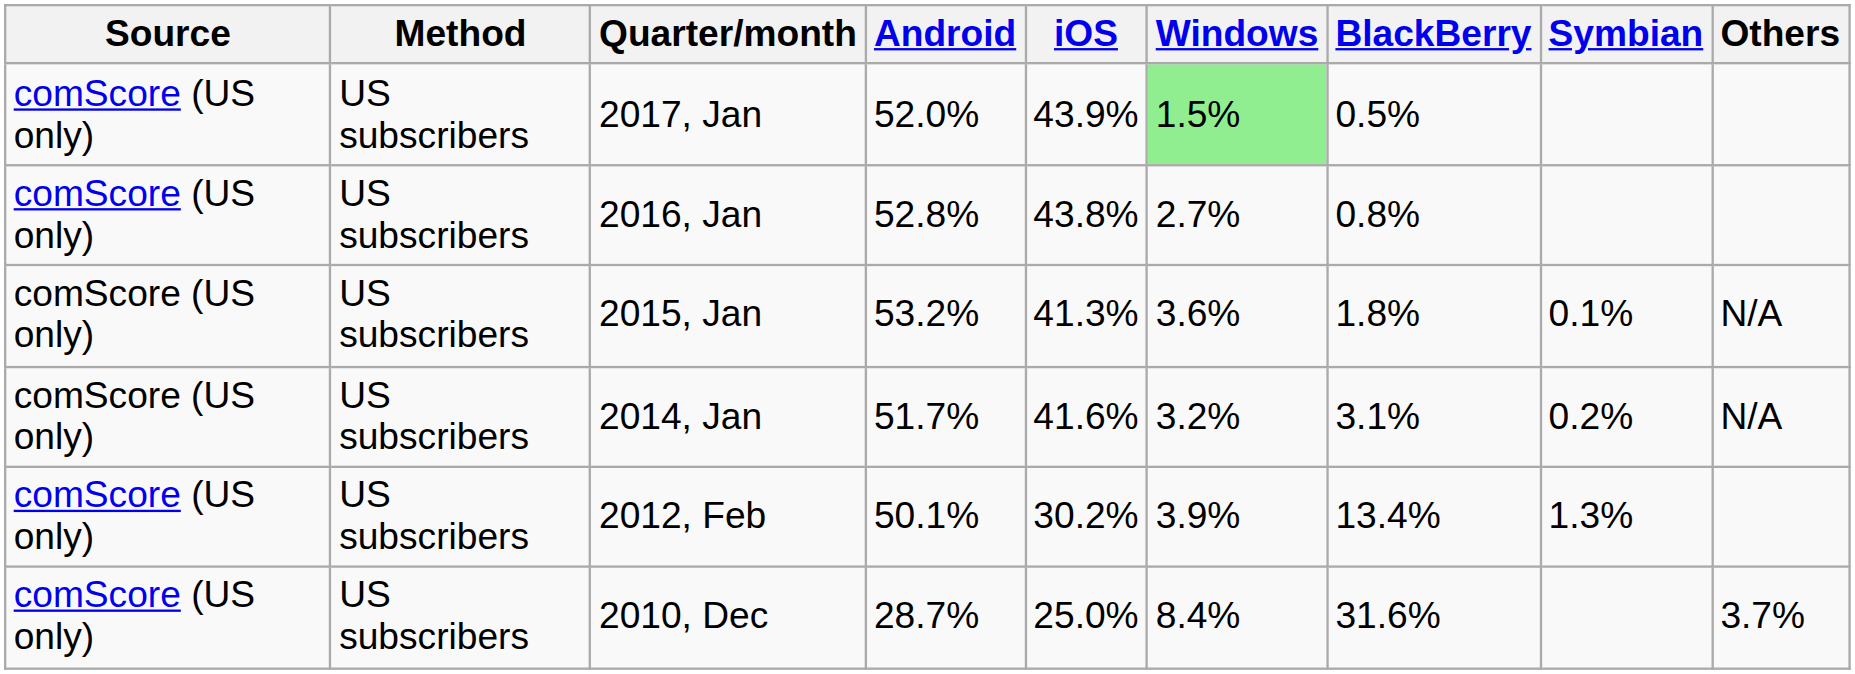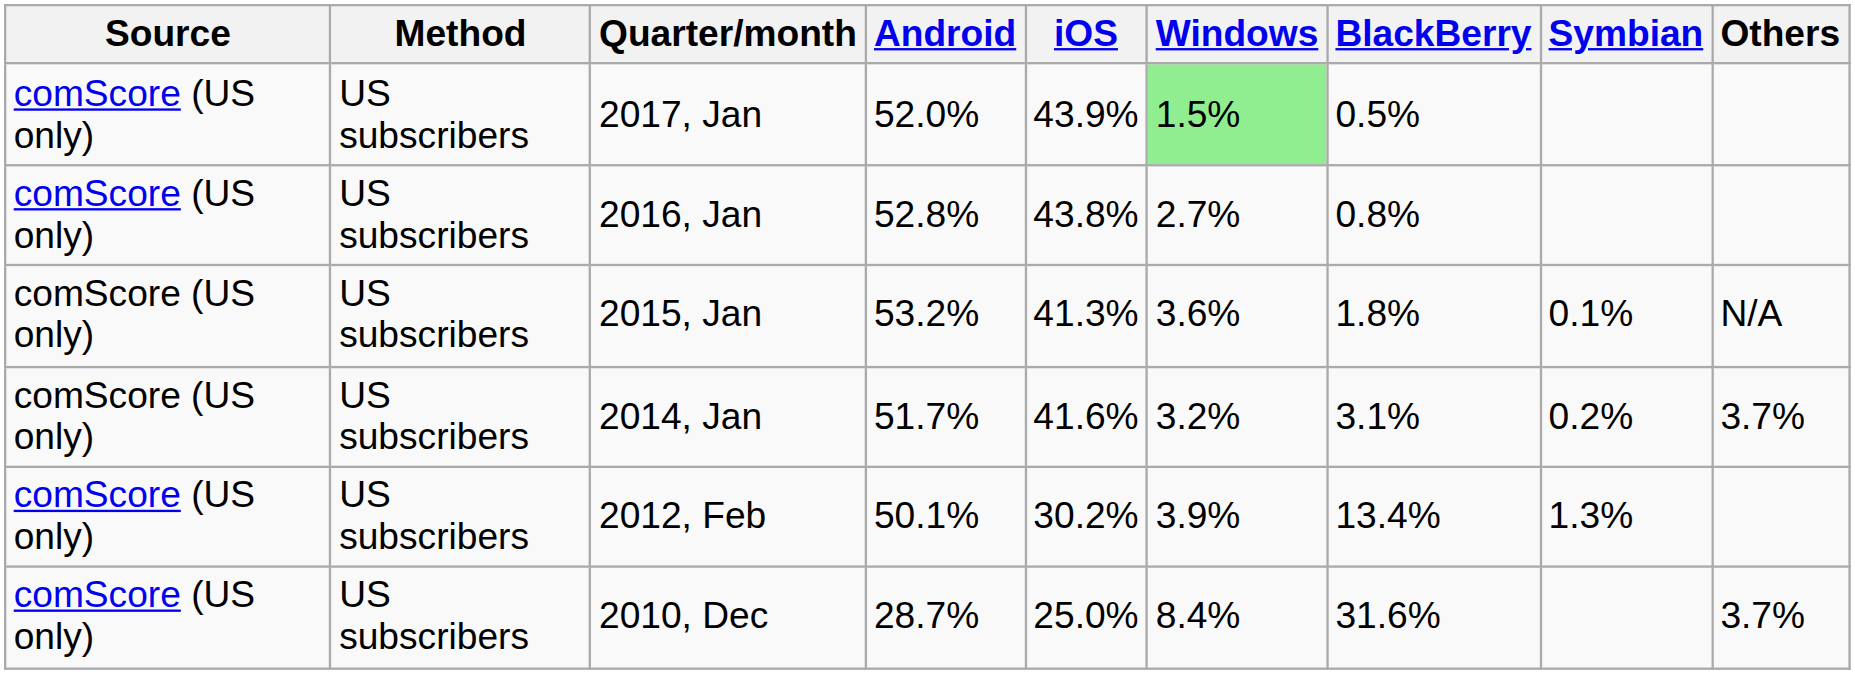(1751, 415) N/A -> (1763, 415) 3.7%
